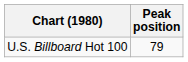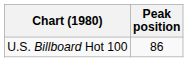(157, 47) 79 -> (157, 47) 86
